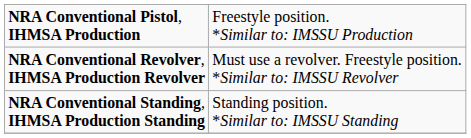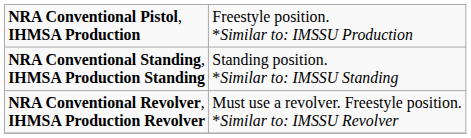rows swapped: (107, 111) <-> (107, 68)
